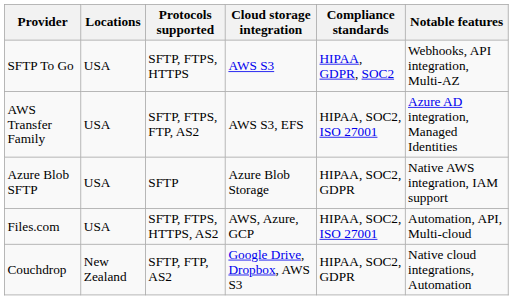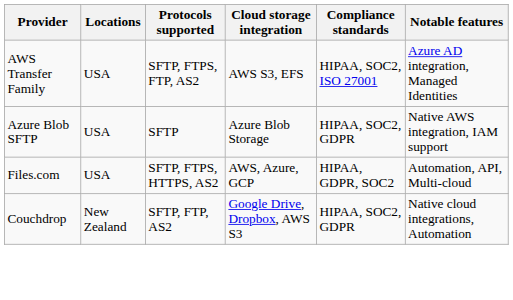- row: (41, 65)
(360, 226) HIPAA, SOC2, ISO 27001 -> (357, 175) HIPAA, GDPR, SOC2
